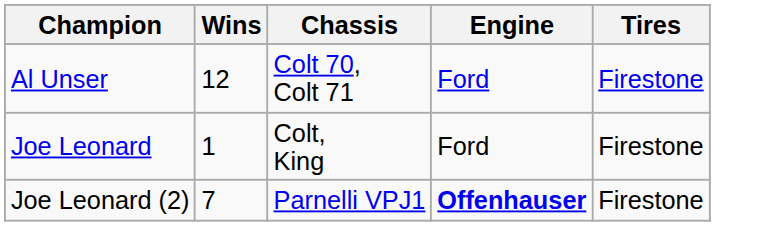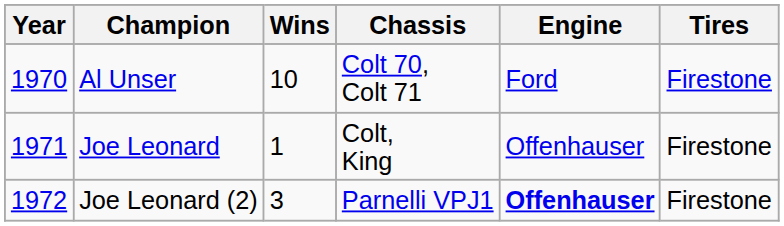+ column: (39, 24)
(215, 78) 12 -> (284, 78) 10
(463, 146) Ford -> (575, 146) Offenhauser
(208, 200) 7 -> (277, 200) 3
